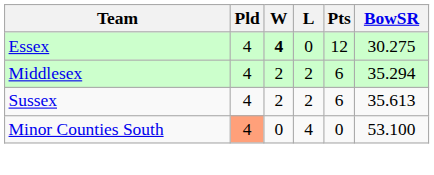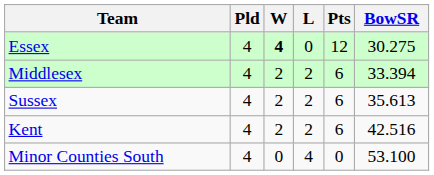(392, 73) 35.294 -> (392, 73) 33.394
+ row: (26, 128)
(247, 128) lightsalmon background -> (247, 156) no background
